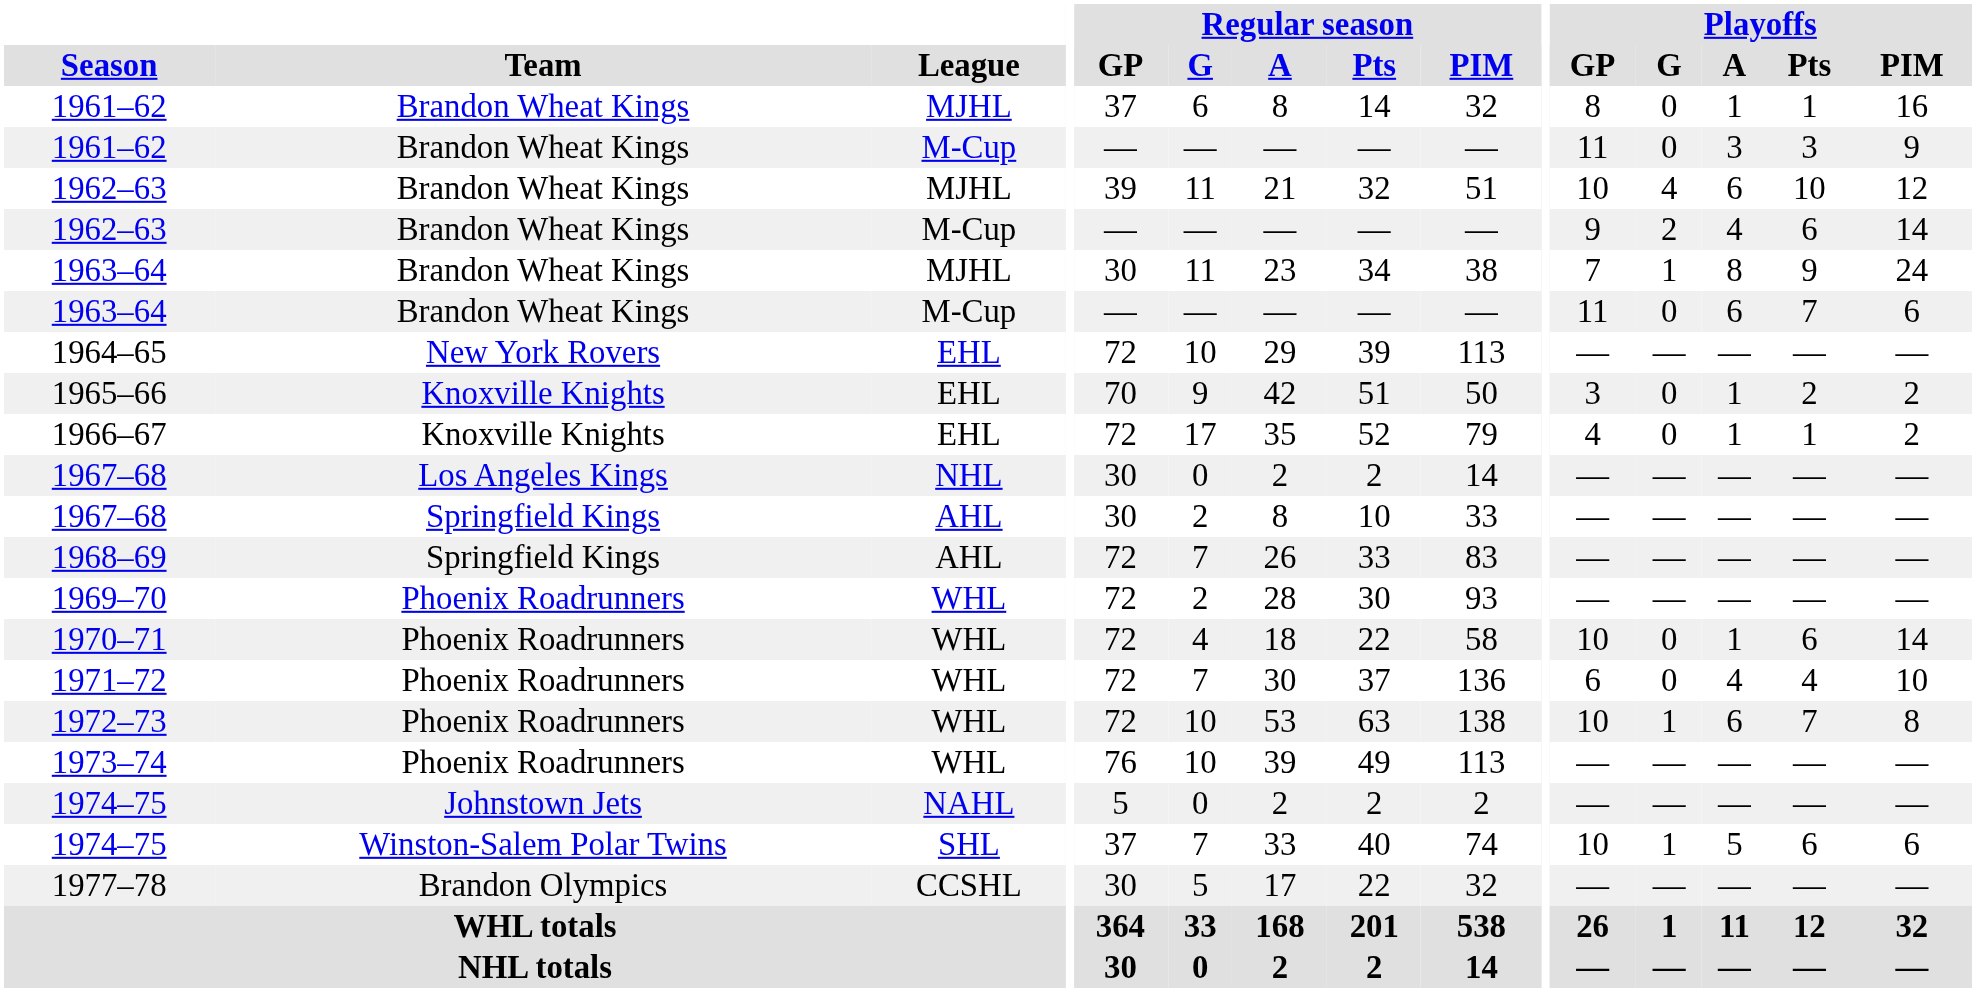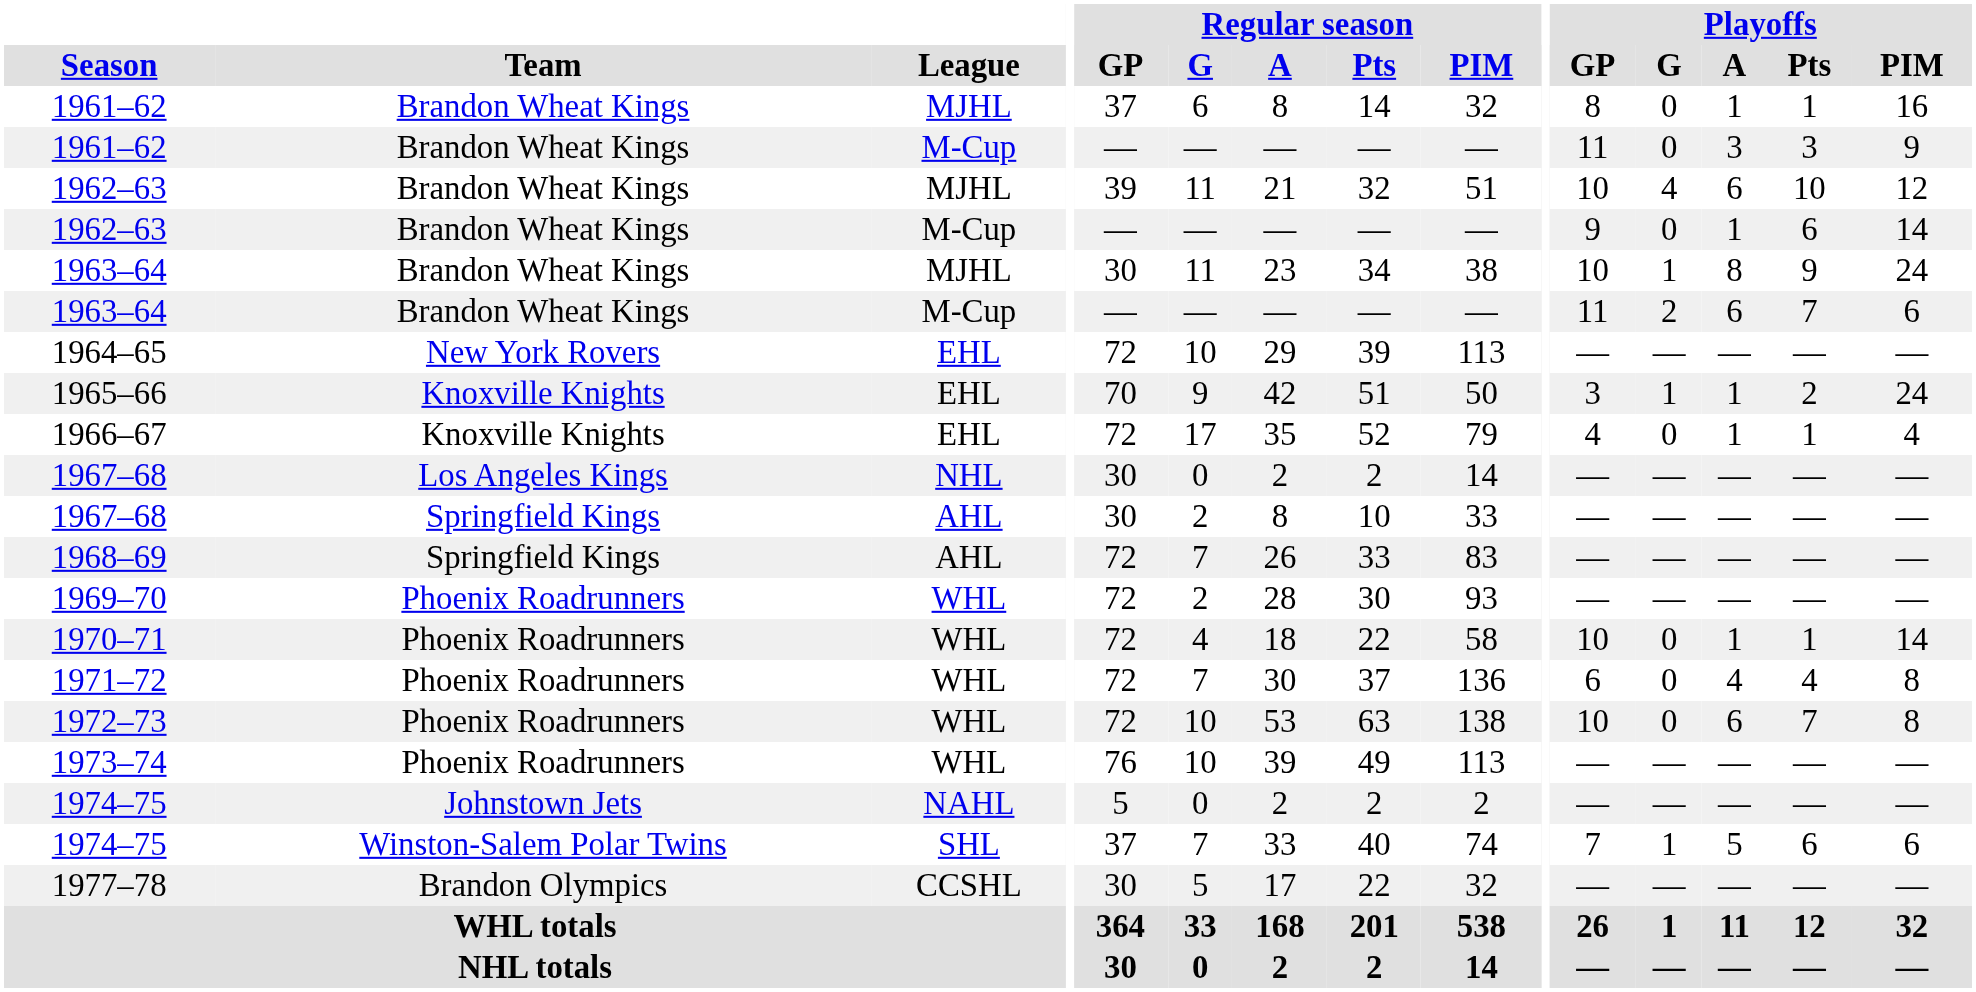(1669, 228) 2 -> (1669, 228) 0
(1734, 228) 4 -> (1734, 228) 1
(1593, 269) 7 -> (1593, 269) 10
(1669, 310) 0 -> (1669, 310) 2
(1669, 392) 0 -> (1669, 392) 1
(1912, 392) 2 -> (1912, 392) 24
(1912, 433) 2 -> (1912, 433) 4
(1809, 638) 6 -> (1809, 638) 1
(1912, 679) 10 -> (1912, 679) 8
(1669, 720) 1 -> (1669, 720) 0
(1593, 843) 10 -> (1593, 843) 7
